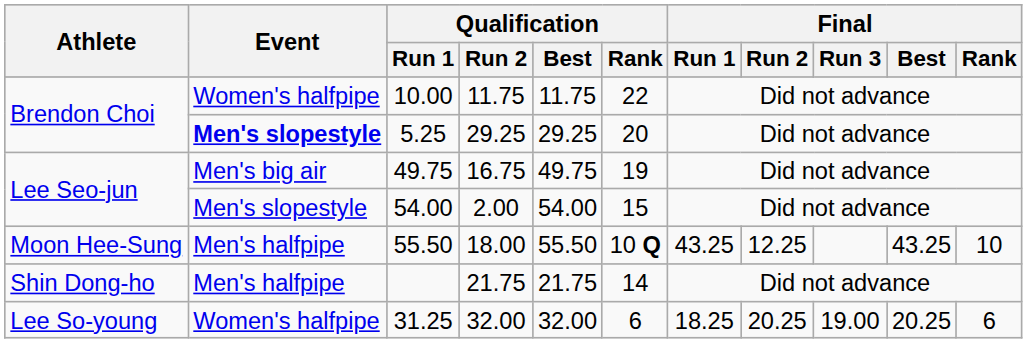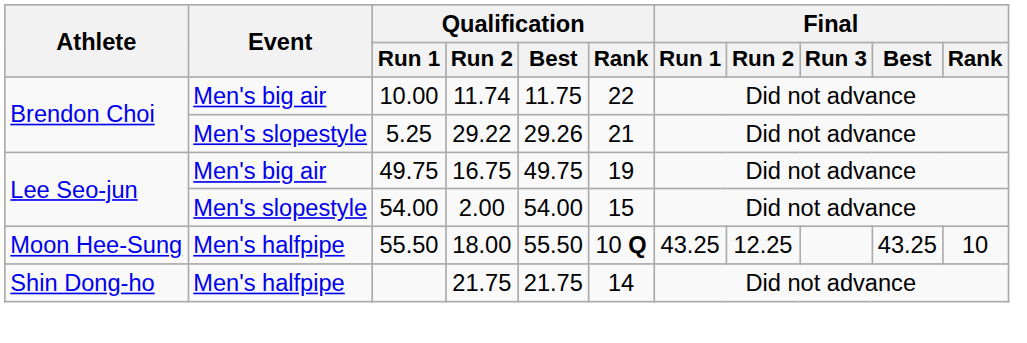(287, 96) Women's halfpipe -> (260, 96) Men's big air
(496, 96) 11.75 -> (482, 96) 11.74
(287, 134) bold -> (280, 134) normal
(496, 134) 29.25 -> (482, 134) 29.22
(567, 134) 29.25 -> (553, 134) 29.26
(635, 134) 20 -> (621, 134) 21
- row: (423, 320)
